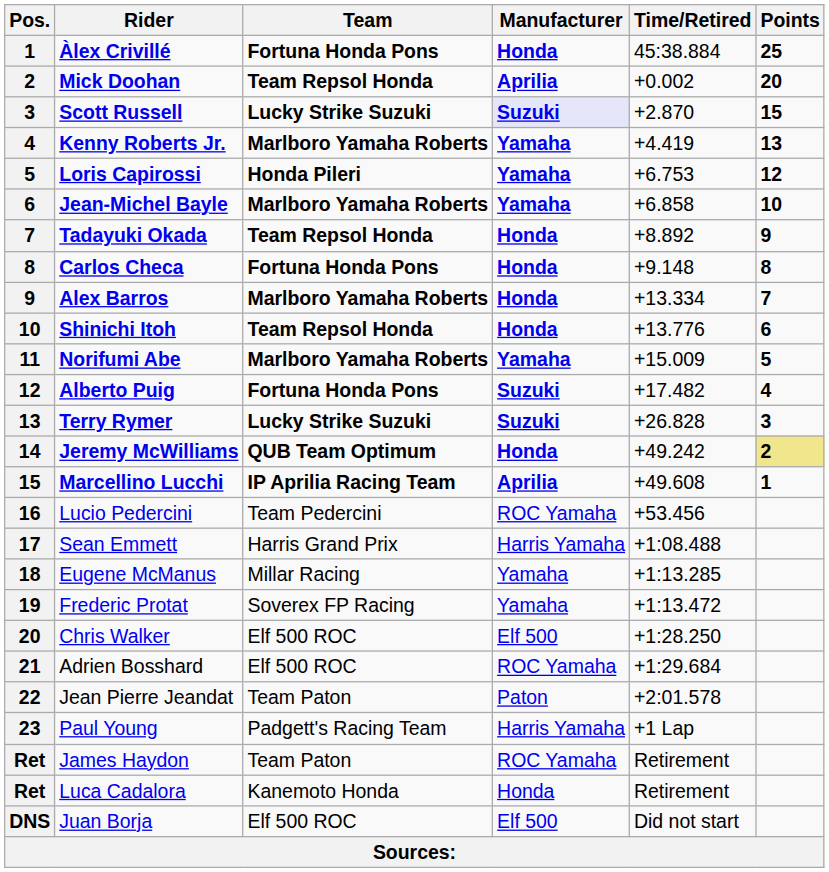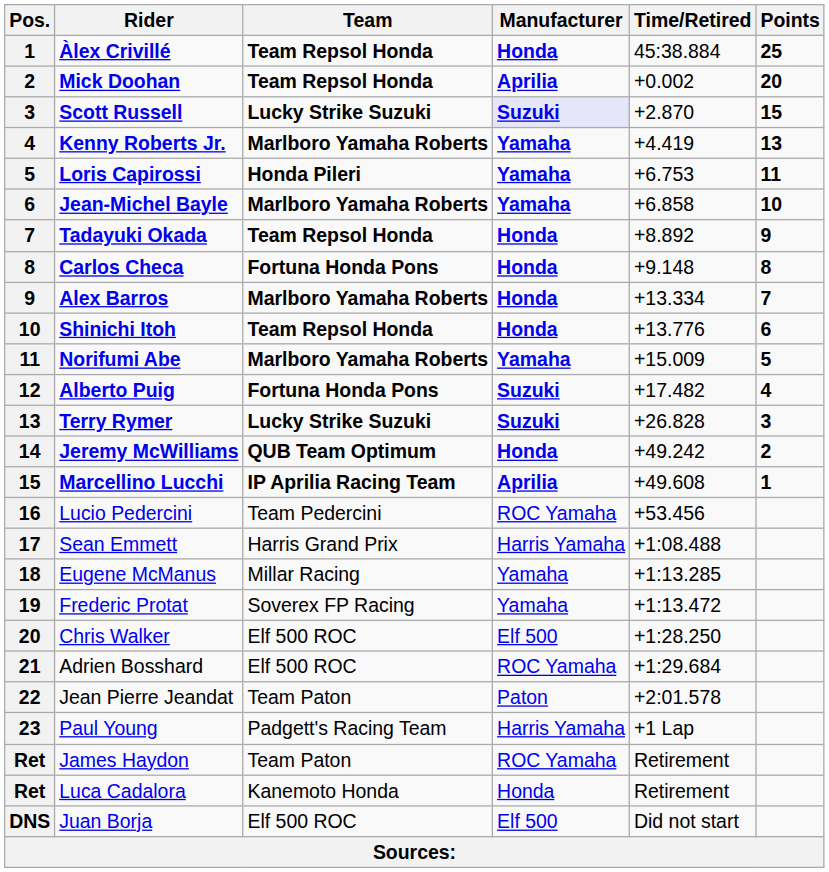(343, 51) Fortuna Honda Pons -> (340, 51) Team Repsol Honda
(771, 174) 12 -> (771, 174) 11
(766, 451) khaki background -> (766, 451) no background
